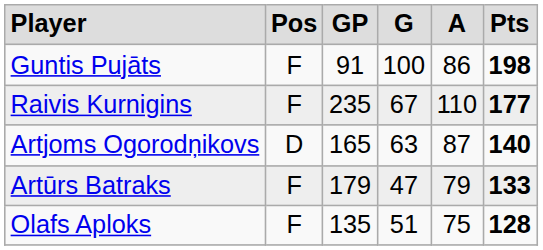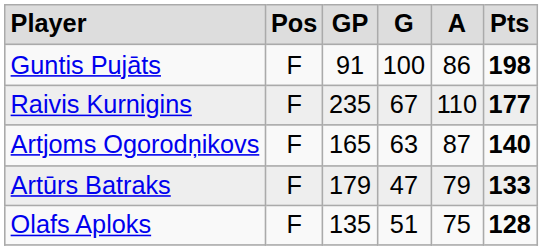(294, 144) D -> (294, 144) F
